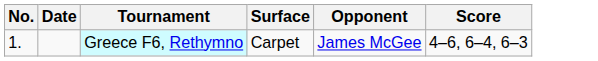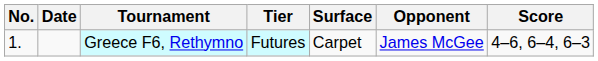+ column: (278, 17)
